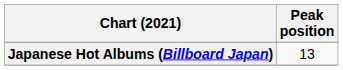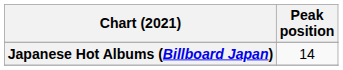(307, 53) 13 -> (307, 53) 14
